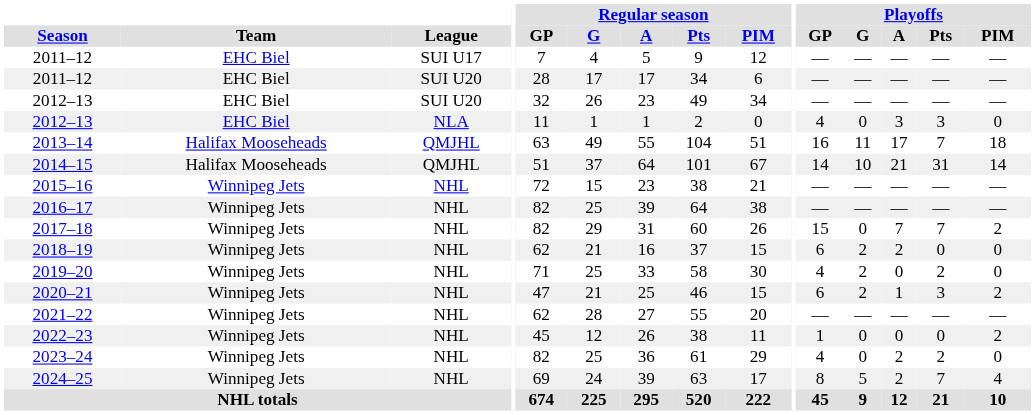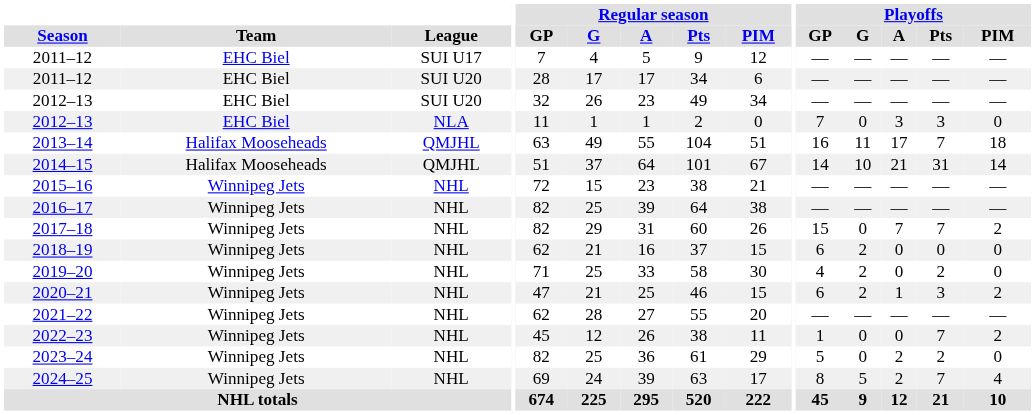(820, 121) 4 -> (820, 121) 7
(899, 250) 2 -> (899, 250) 0
(941, 335) 0 -> (941, 335) 7
(820, 357) 4 -> (820, 357) 5
